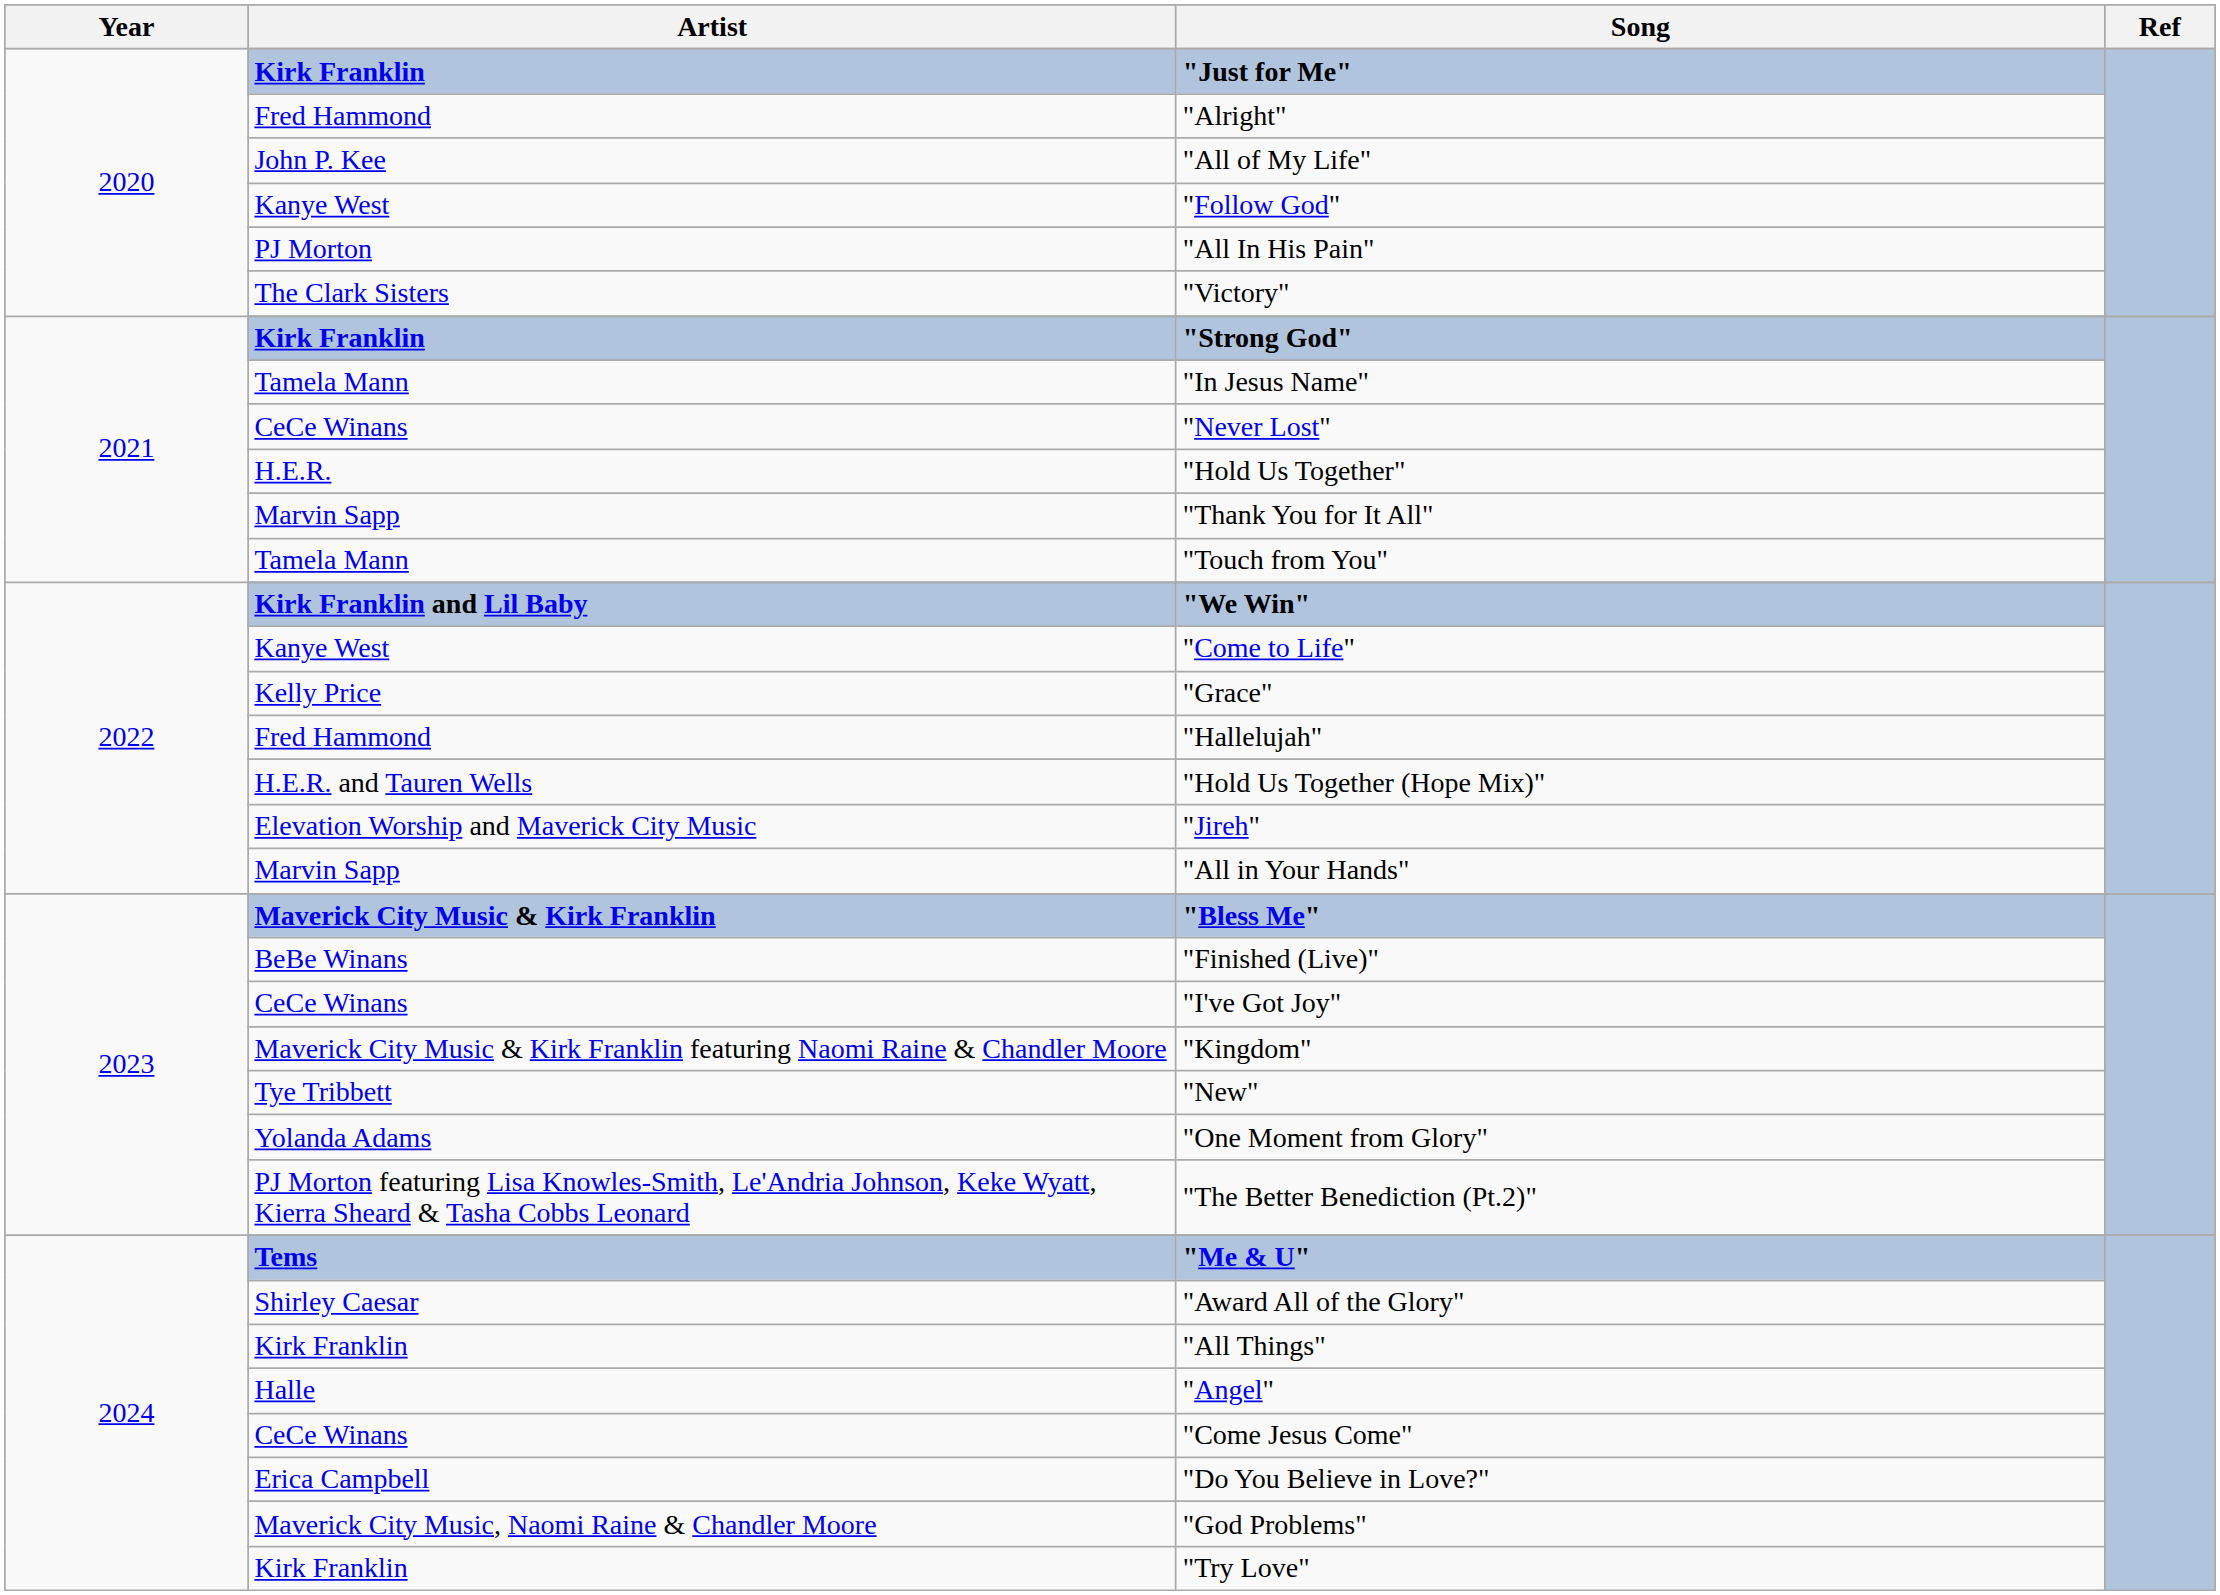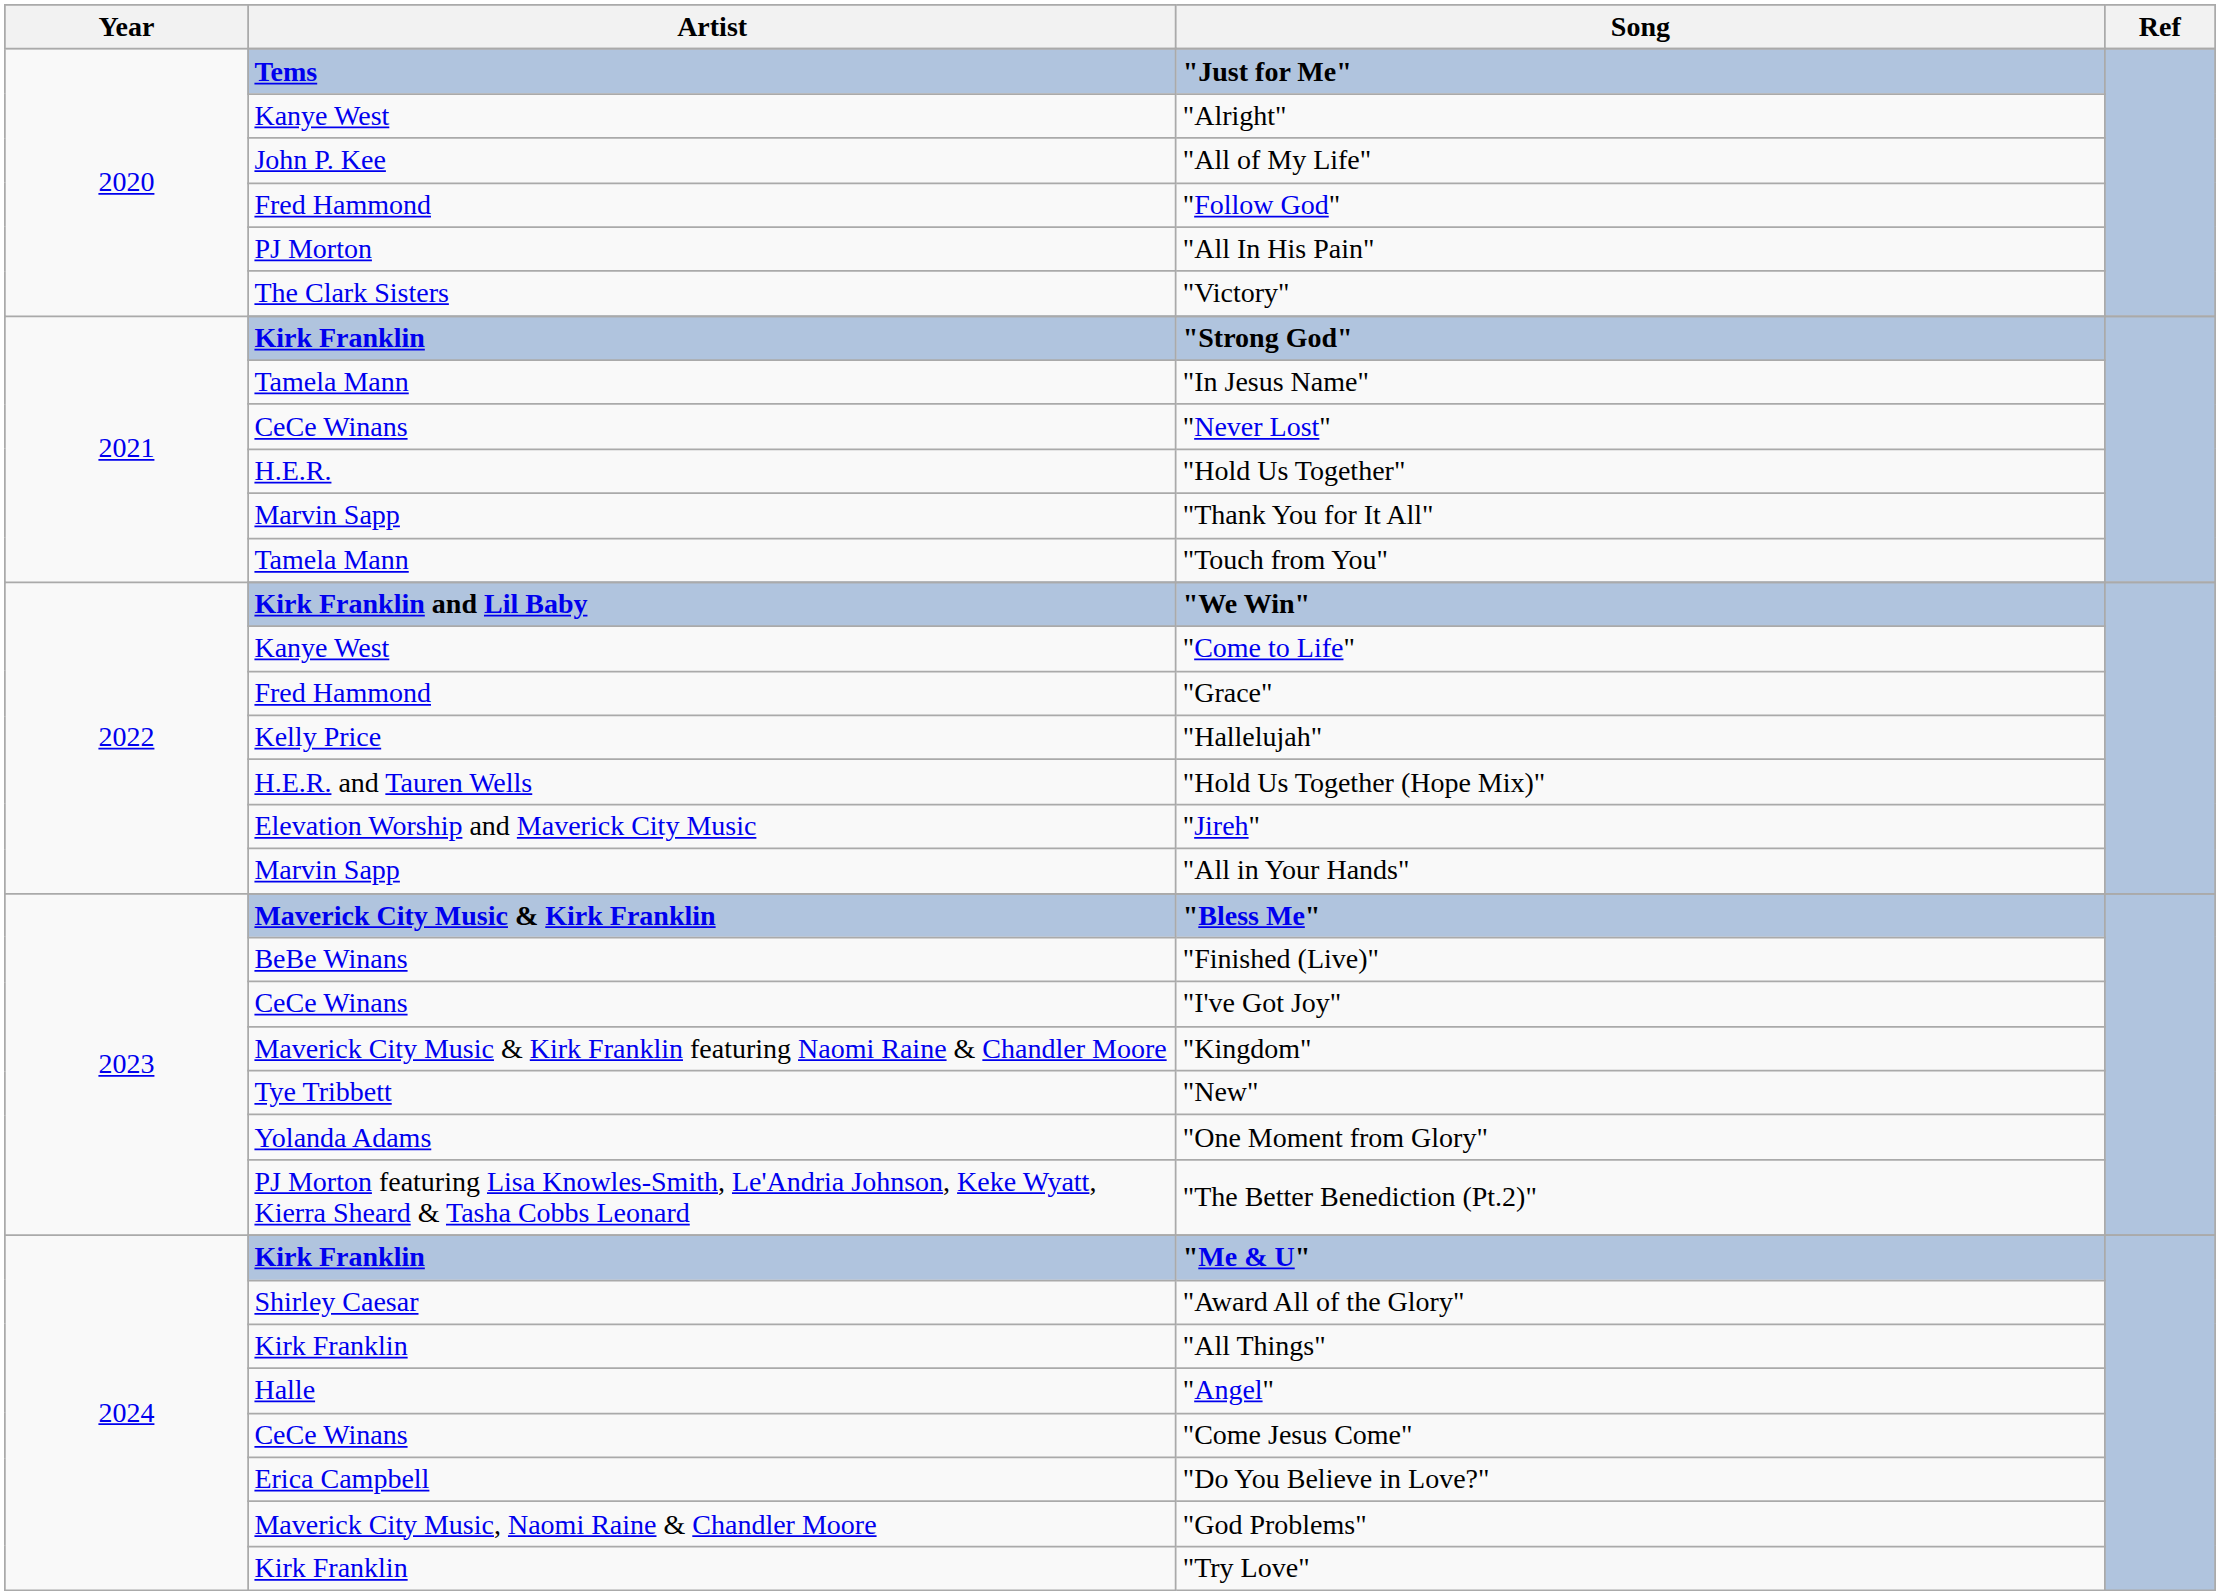(340, 71) Kirk Franklin -> (286, 71) Tems
(343, 115) Fred Hammond -> (322, 115) Kanye West
(322, 204) Kanye West -> (343, 204) Fred Hammond
(318, 692) Kelly Price -> (343, 692) Fred Hammond
(343, 737) Fred Hammond -> (318, 737) Kelly Price
(286, 1257) Tems -> (340, 1257) Kirk Franklin
